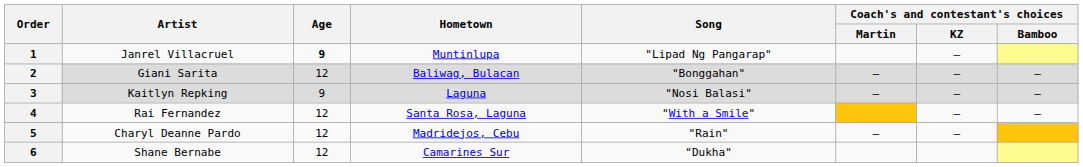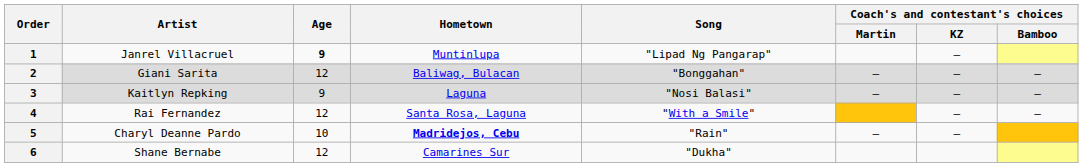(322, 133) 12 -> (322, 133) 10
(466, 133) normal -> (466, 133) bold
